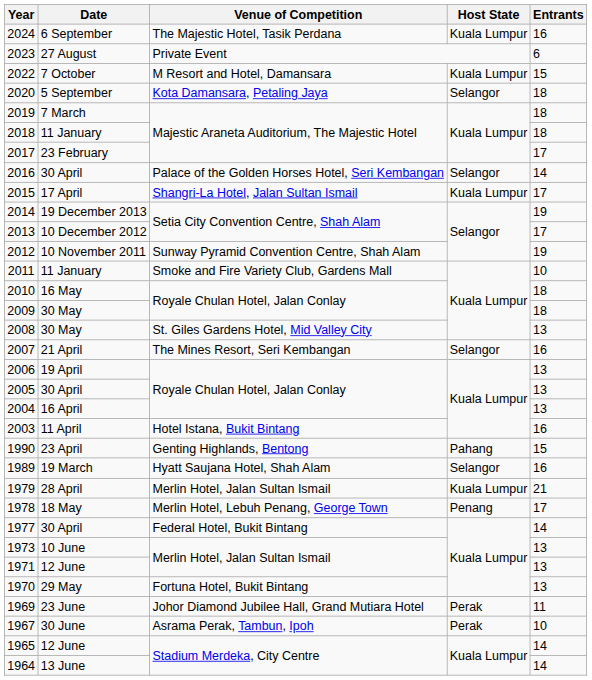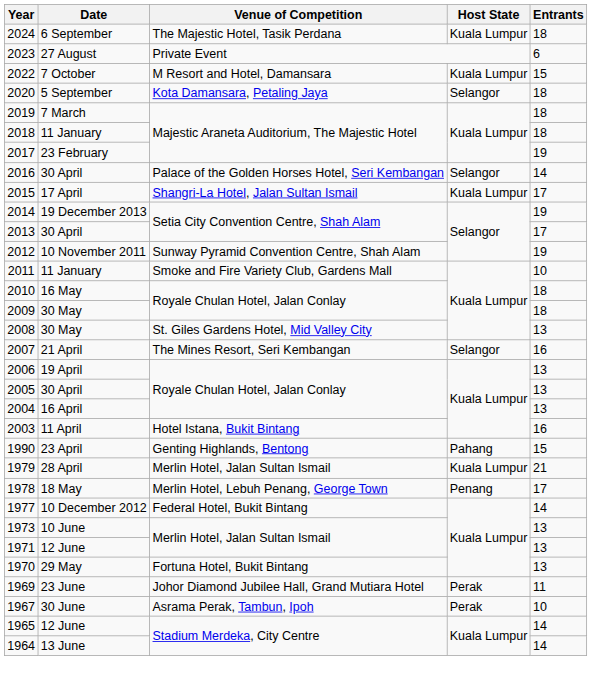(540, 34) 16 -> (540, 34) 18
(540, 153) 17 -> (540, 153) 19
(94, 232) 10 December 2012 -> (62, 232) 30 April
- row: (21, 468)
(62, 527) 30 April -> (94, 508) 10 December 2012
